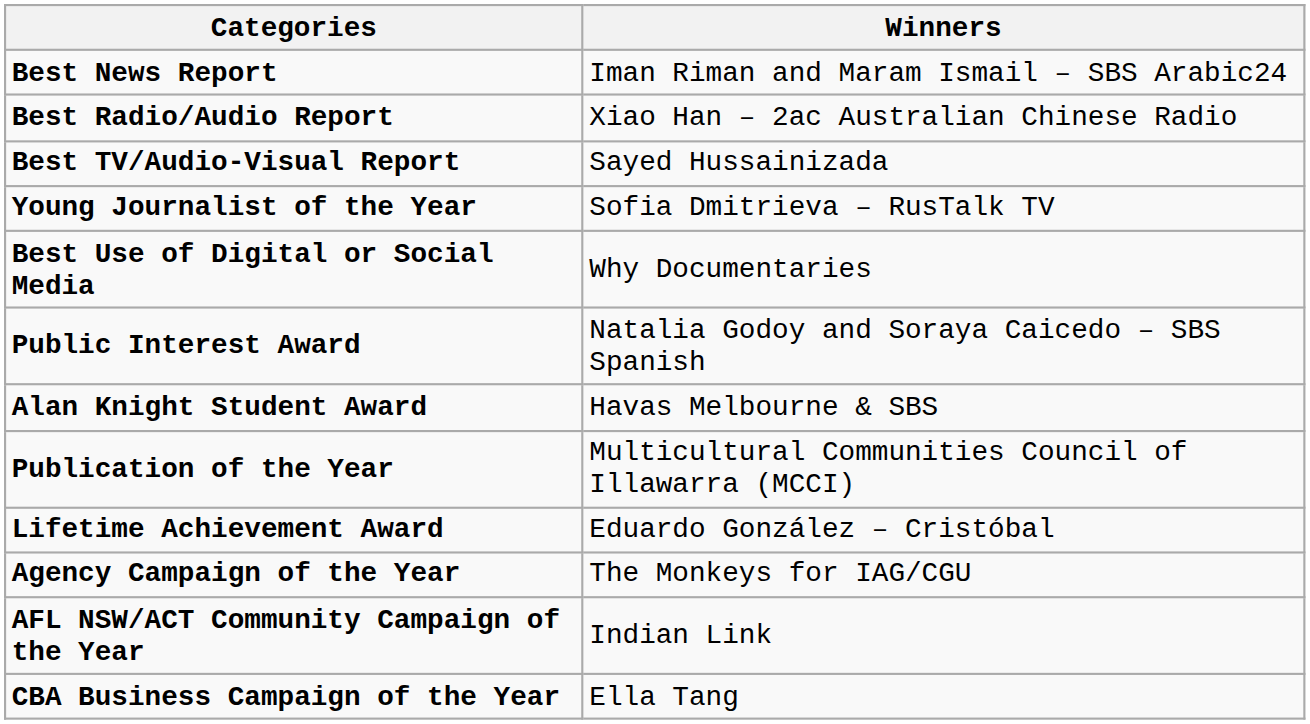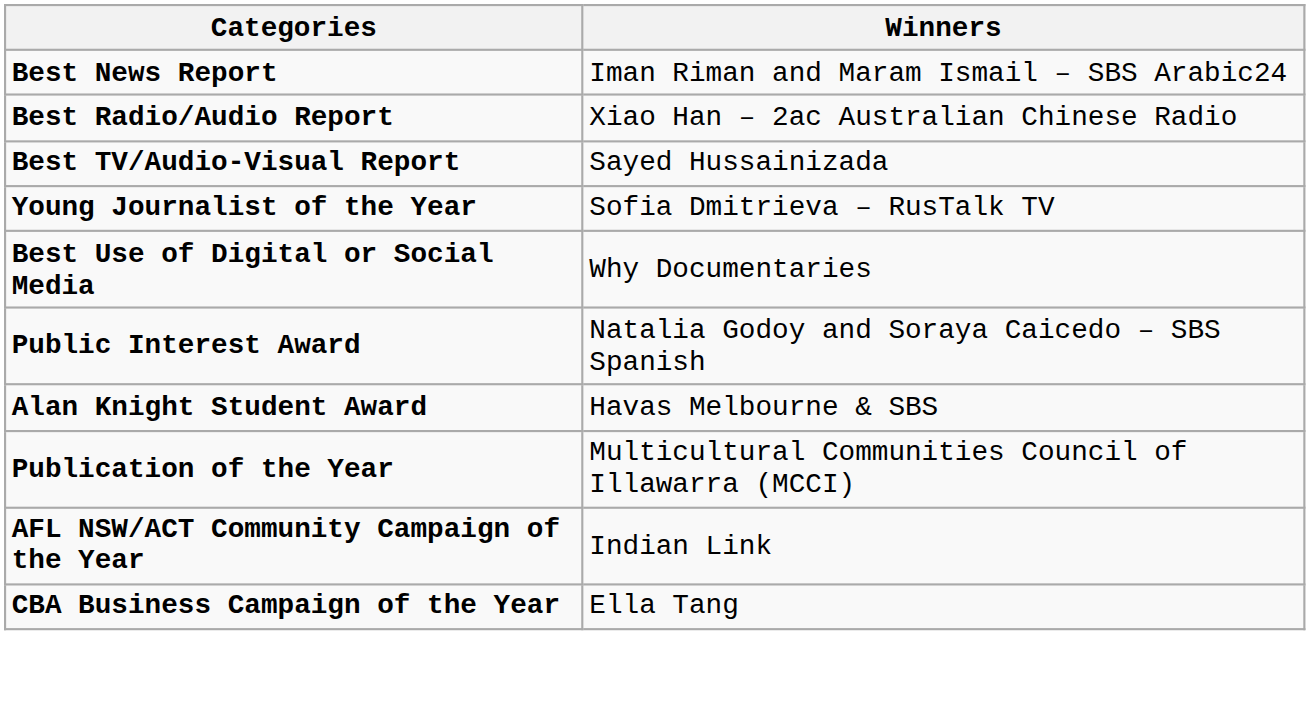- row: (228, 530)
- row: (236, 575)
